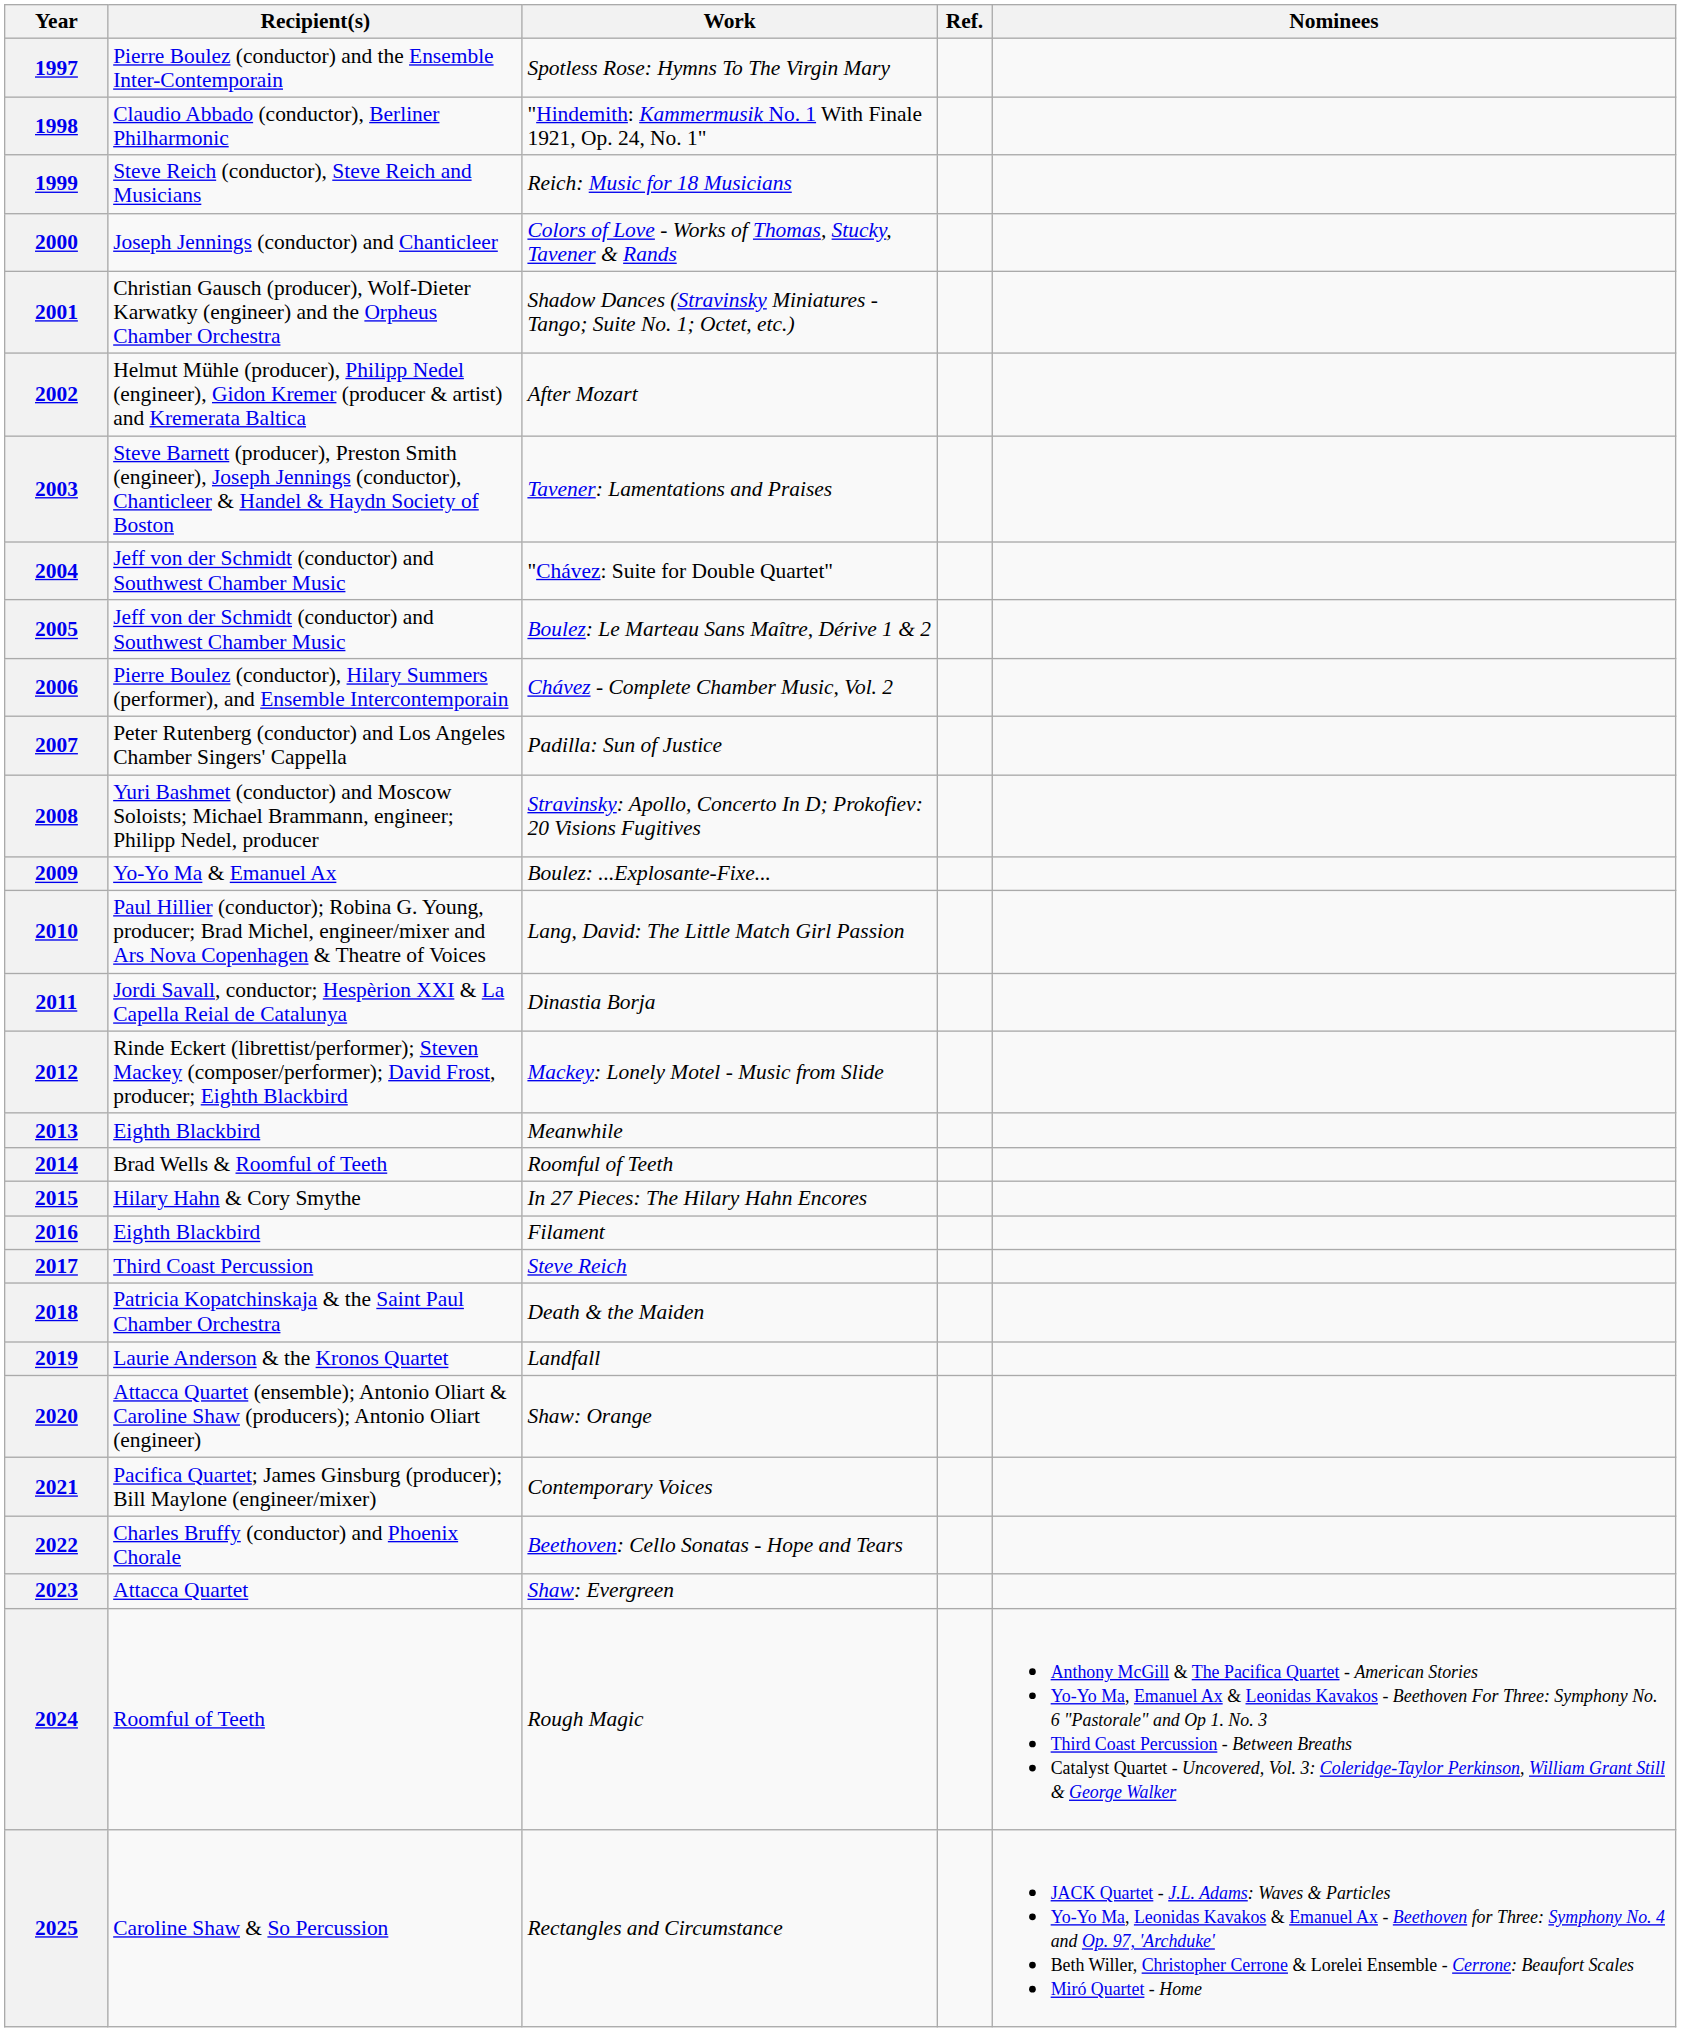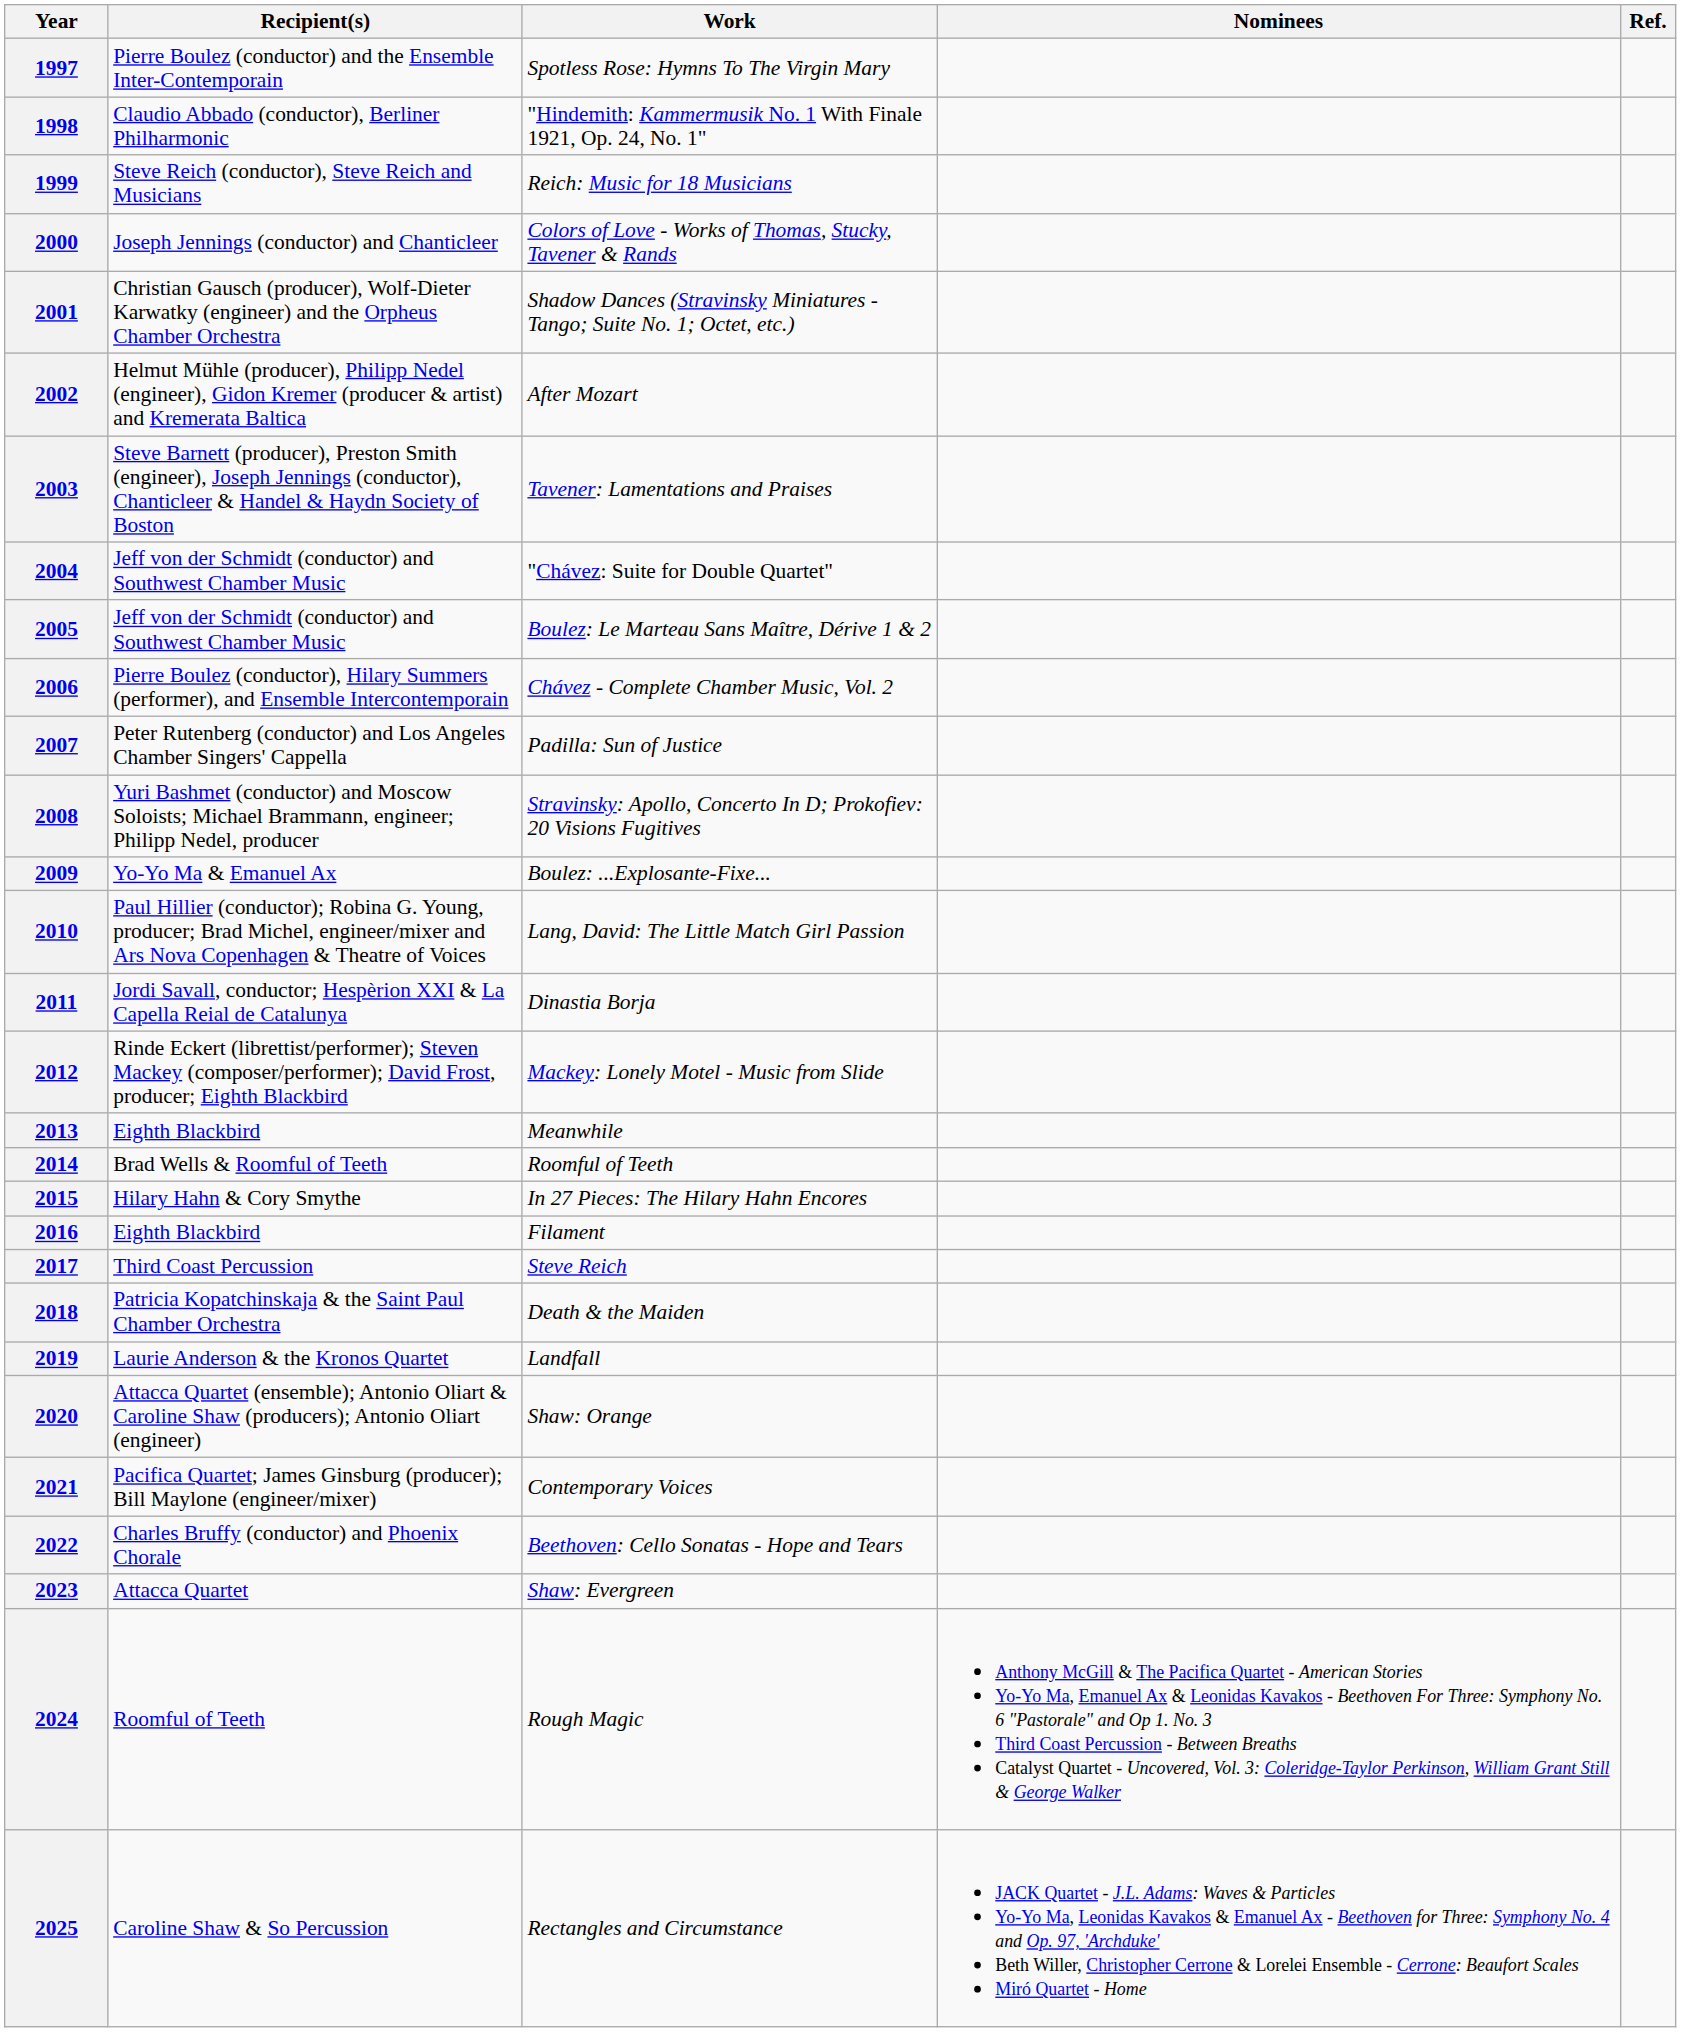columns swapped: (1334, 21) <-> (964, 21)
